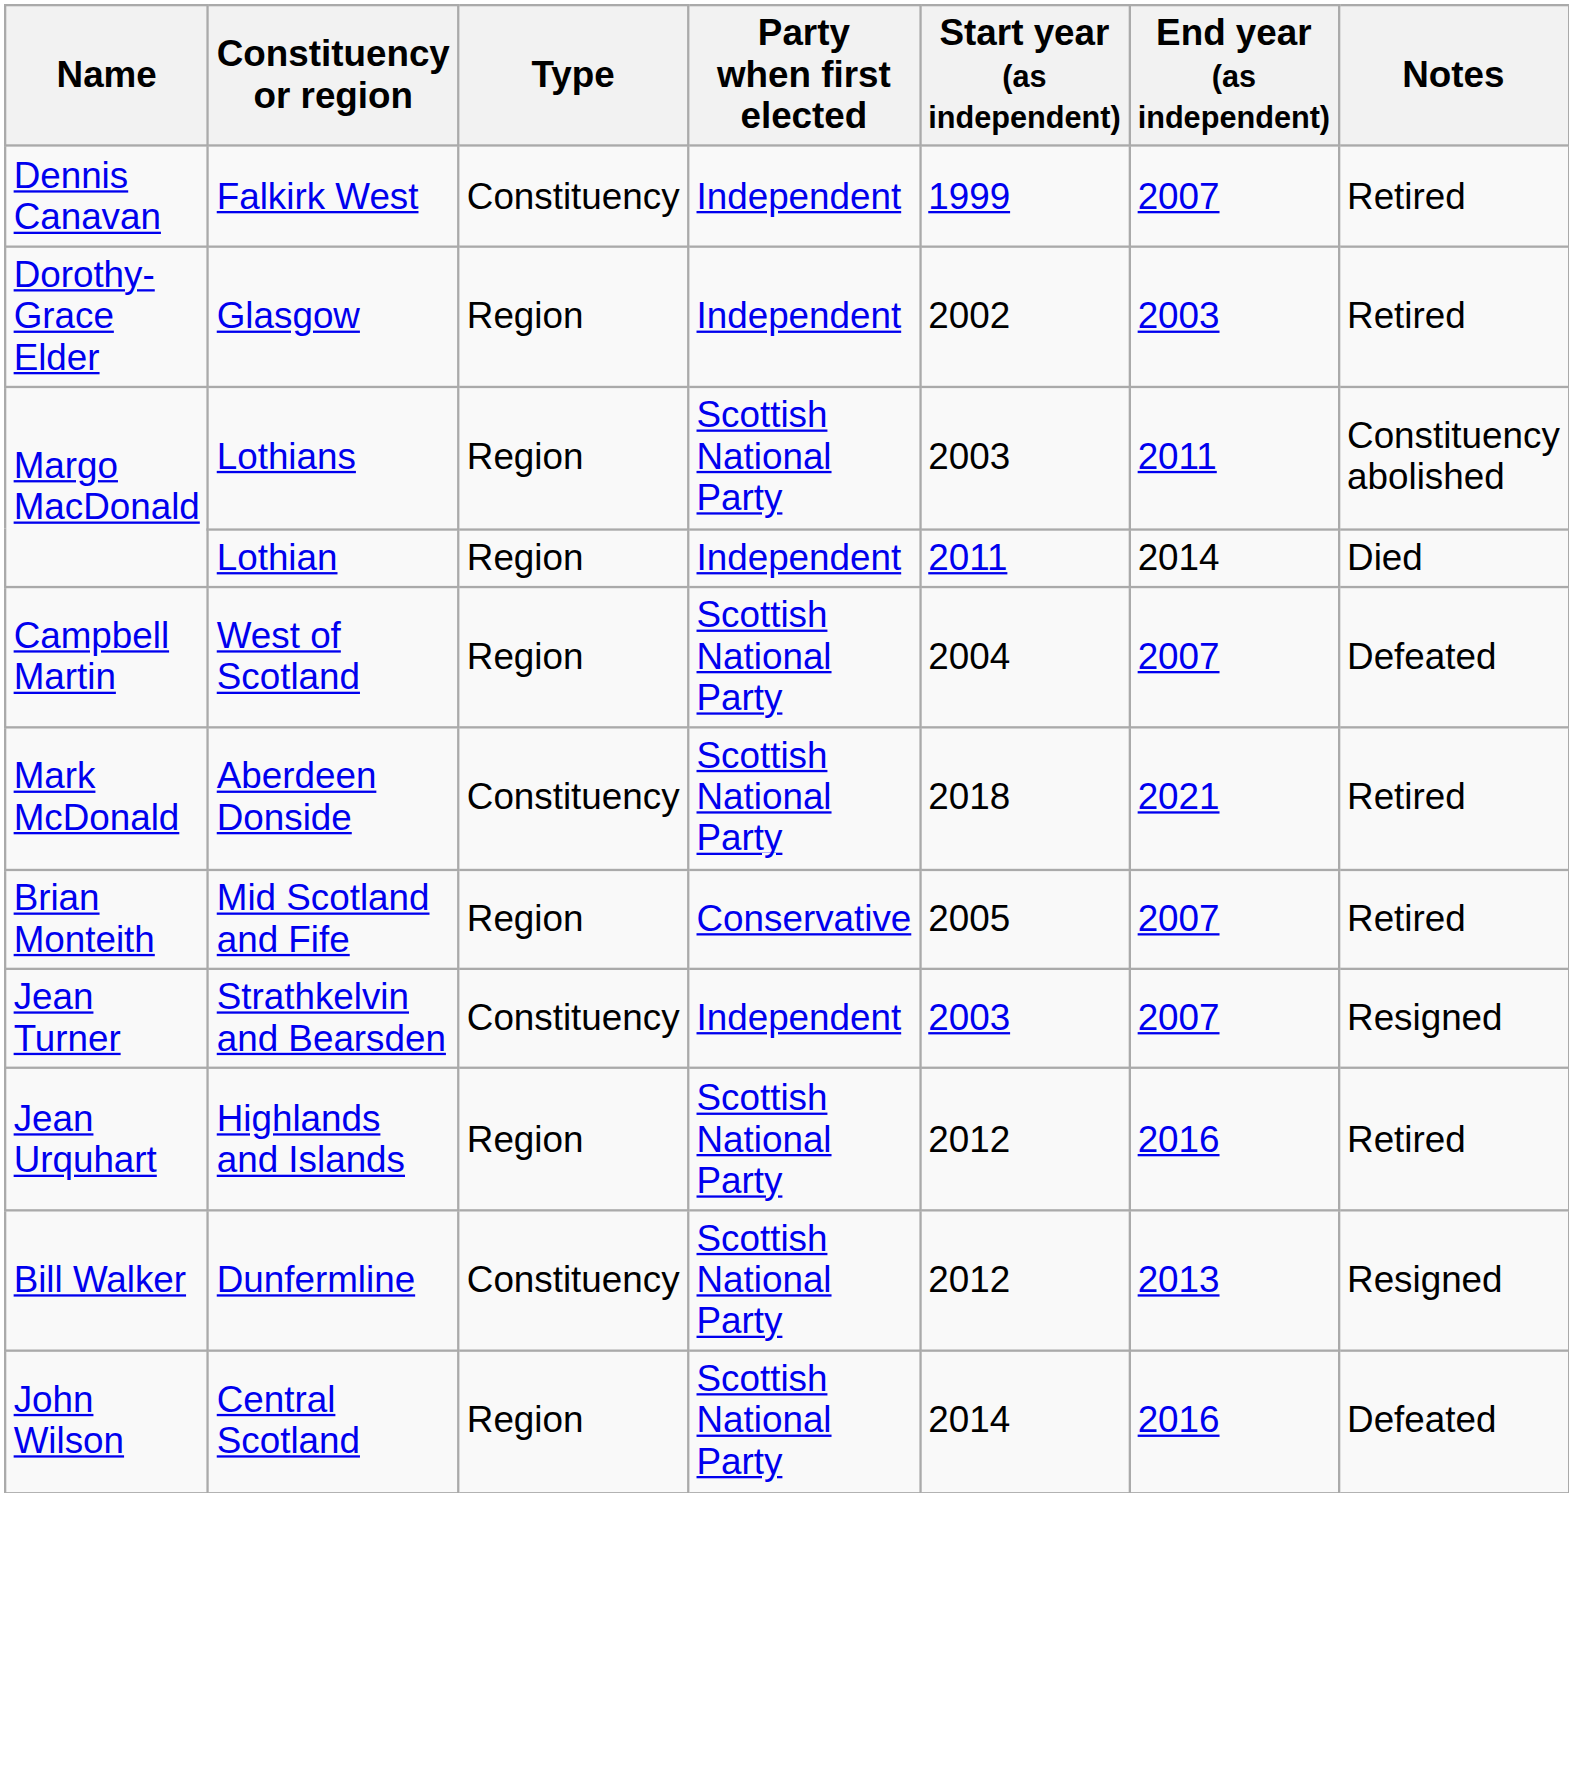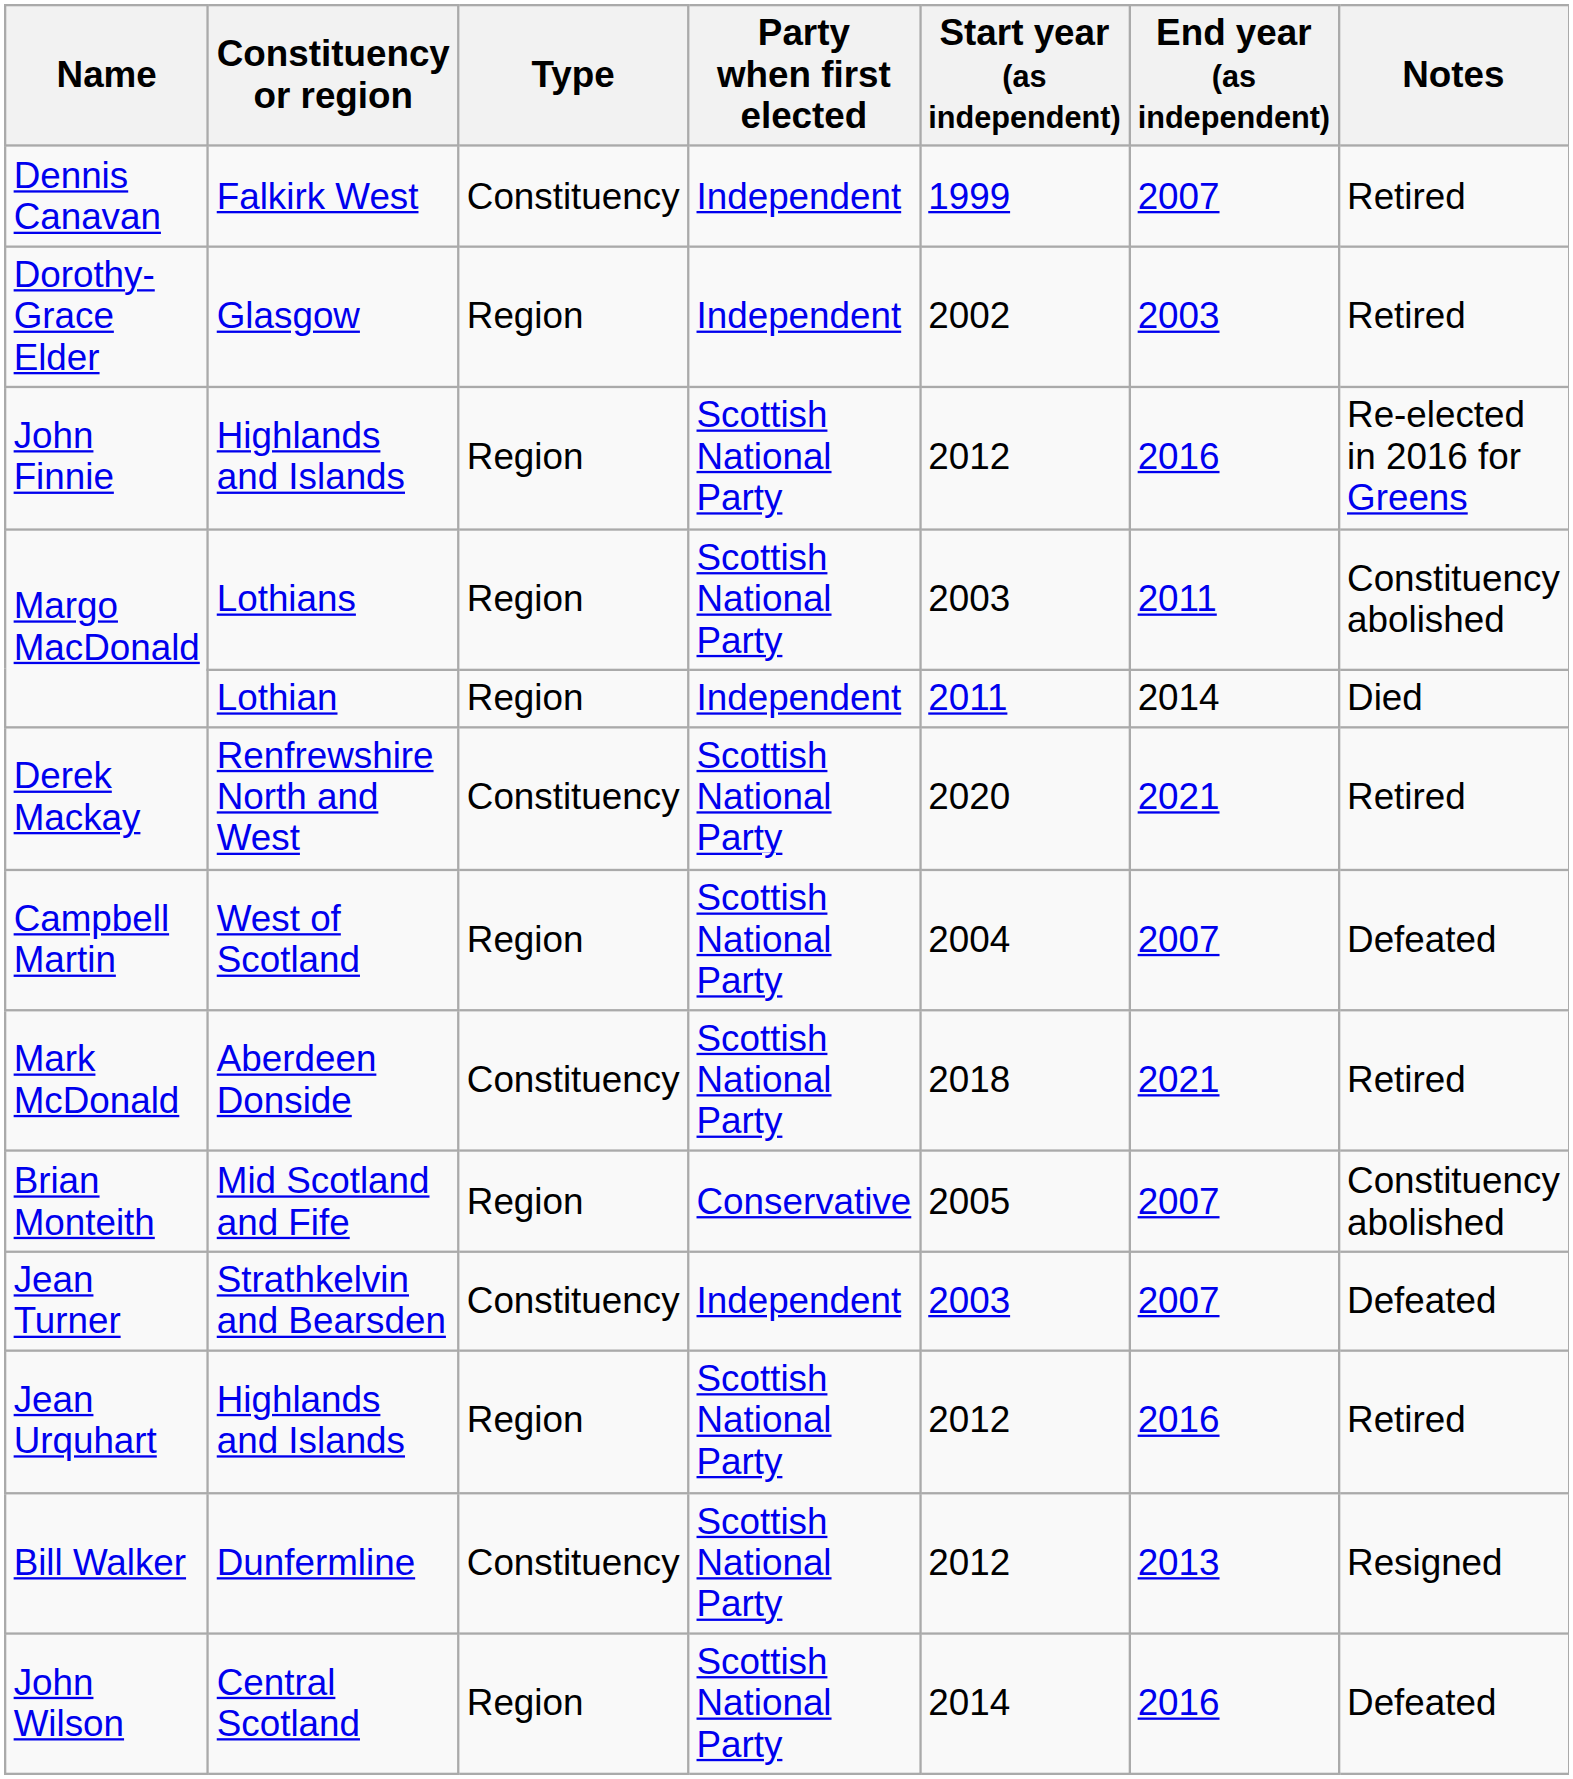+ row: (64, 457)
+ row: (77, 797)
(1406, 918) Retired -> (1453, 1200) Constituency abolished
(1425, 1018) Resigned -> (1422, 1300) Defeated
